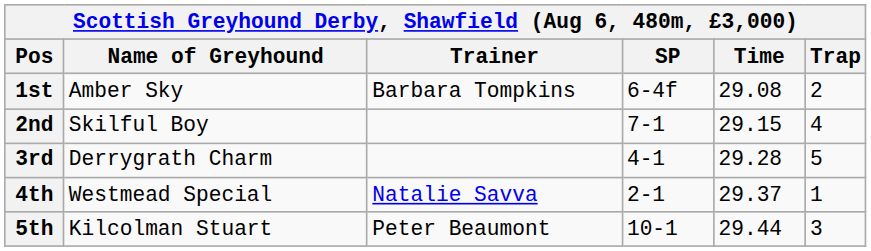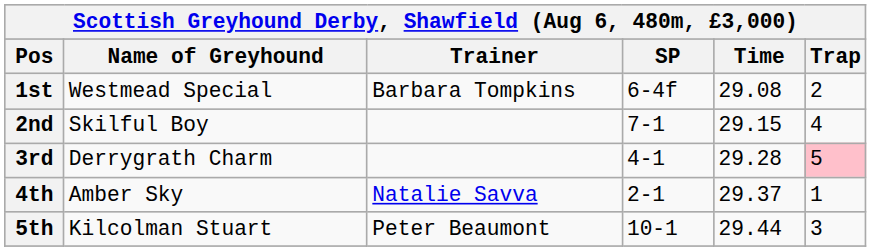(126, 91) Amber Sky -> (171, 91) Westmead Special
(816, 160) no background -> (816, 160) pink background
(171, 195) Westmead Special -> (126, 195) Amber Sky
